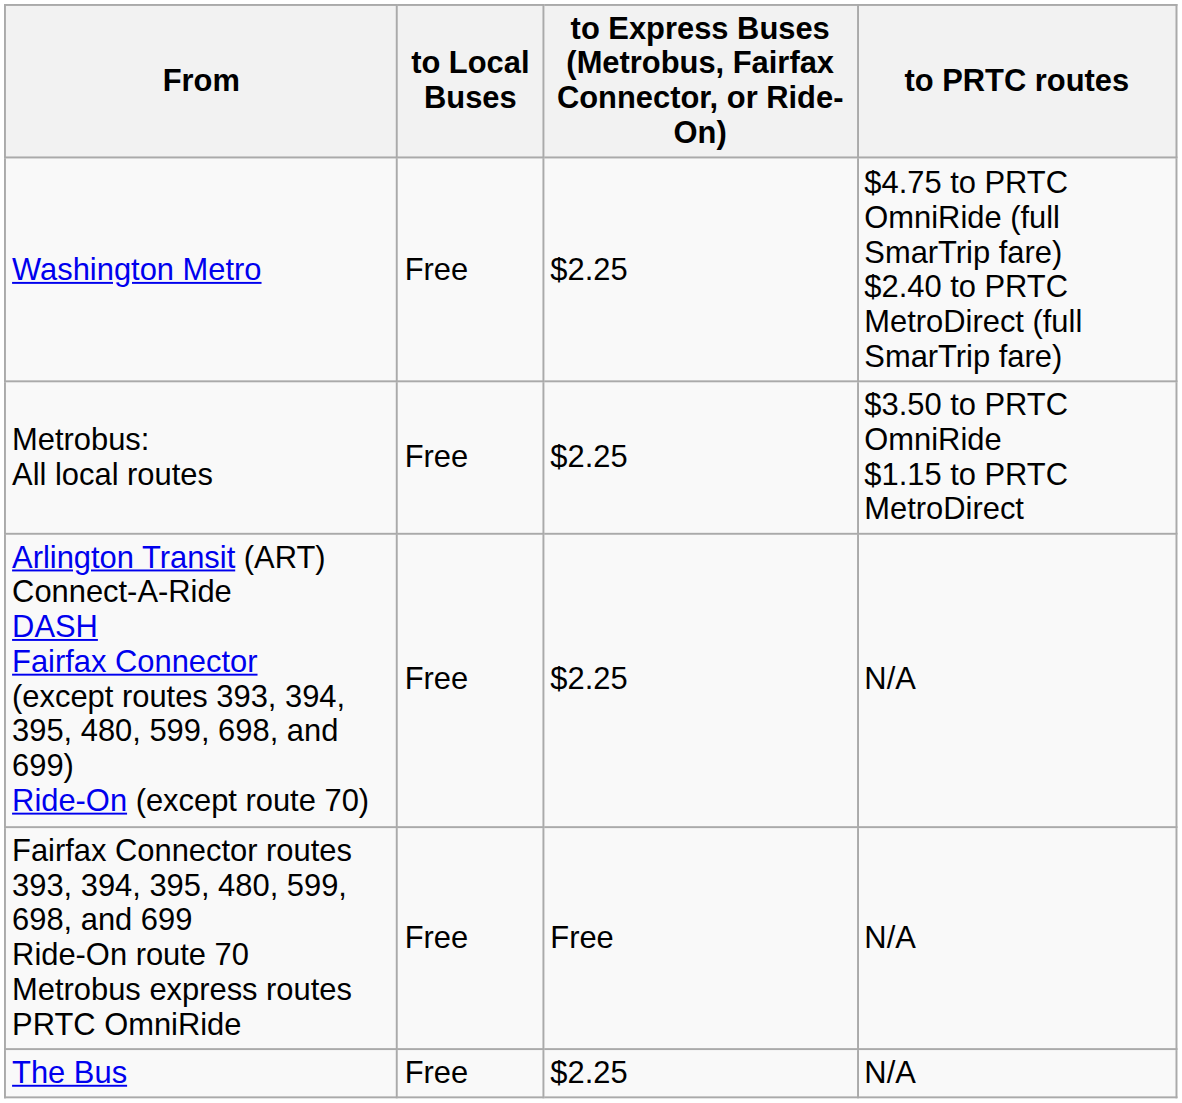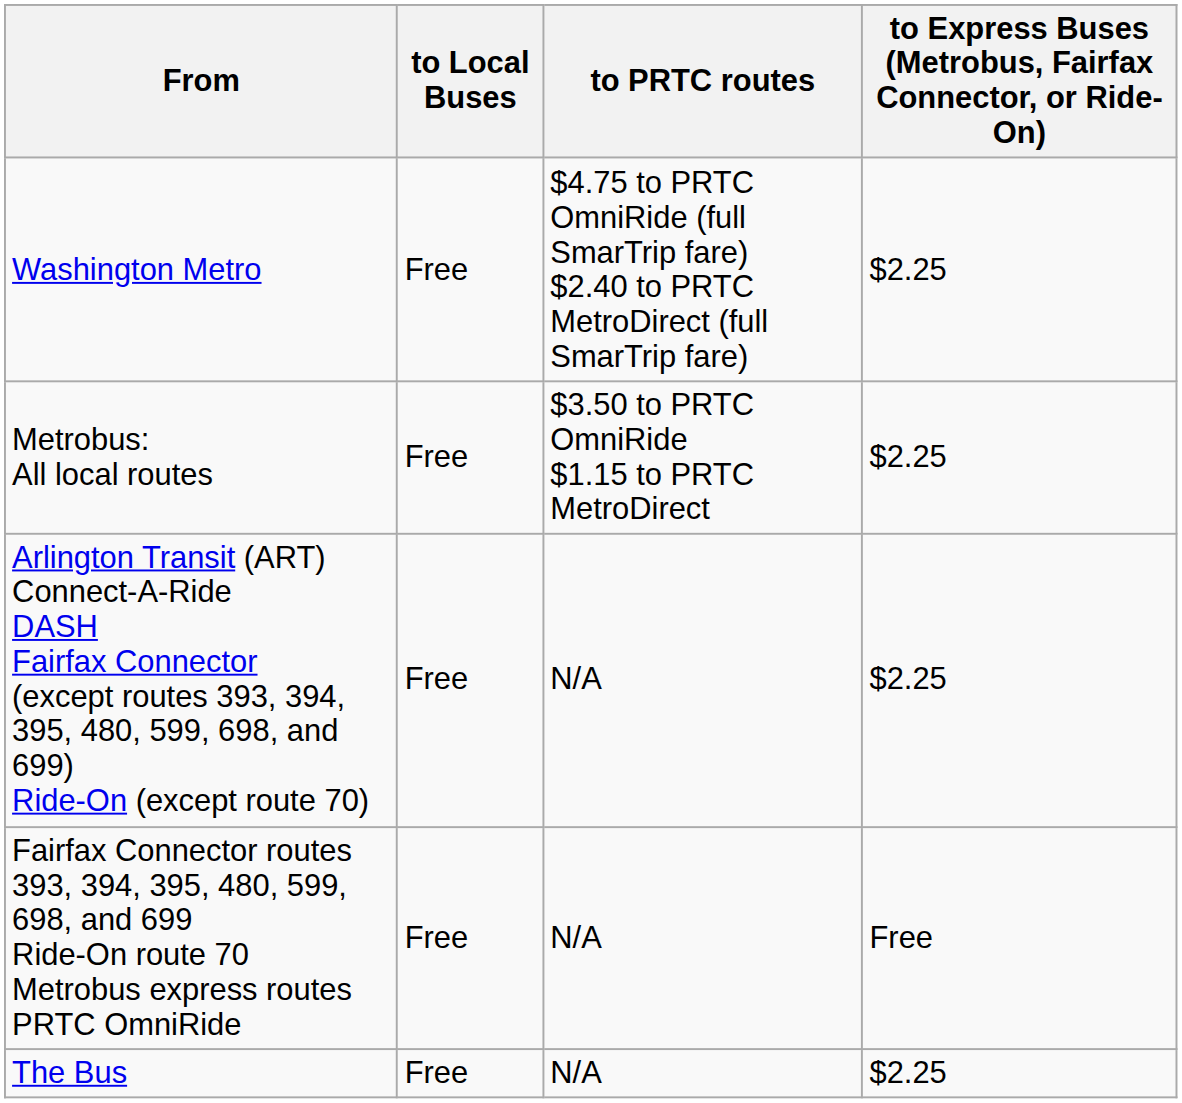columns swapped: (700, 81) <-> (1017, 81)
